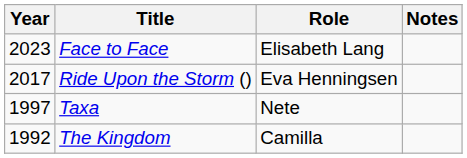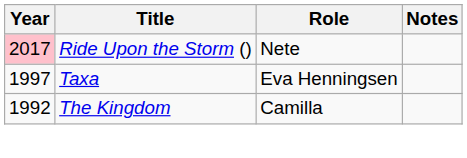- row: (114, 49)
(30, 78) no background -> (30, 49) pink background
(329, 78) Eva Henningsen -> (280, 49) Nete
(280, 108) Nete -> (329, 78) Eva Henningsen
